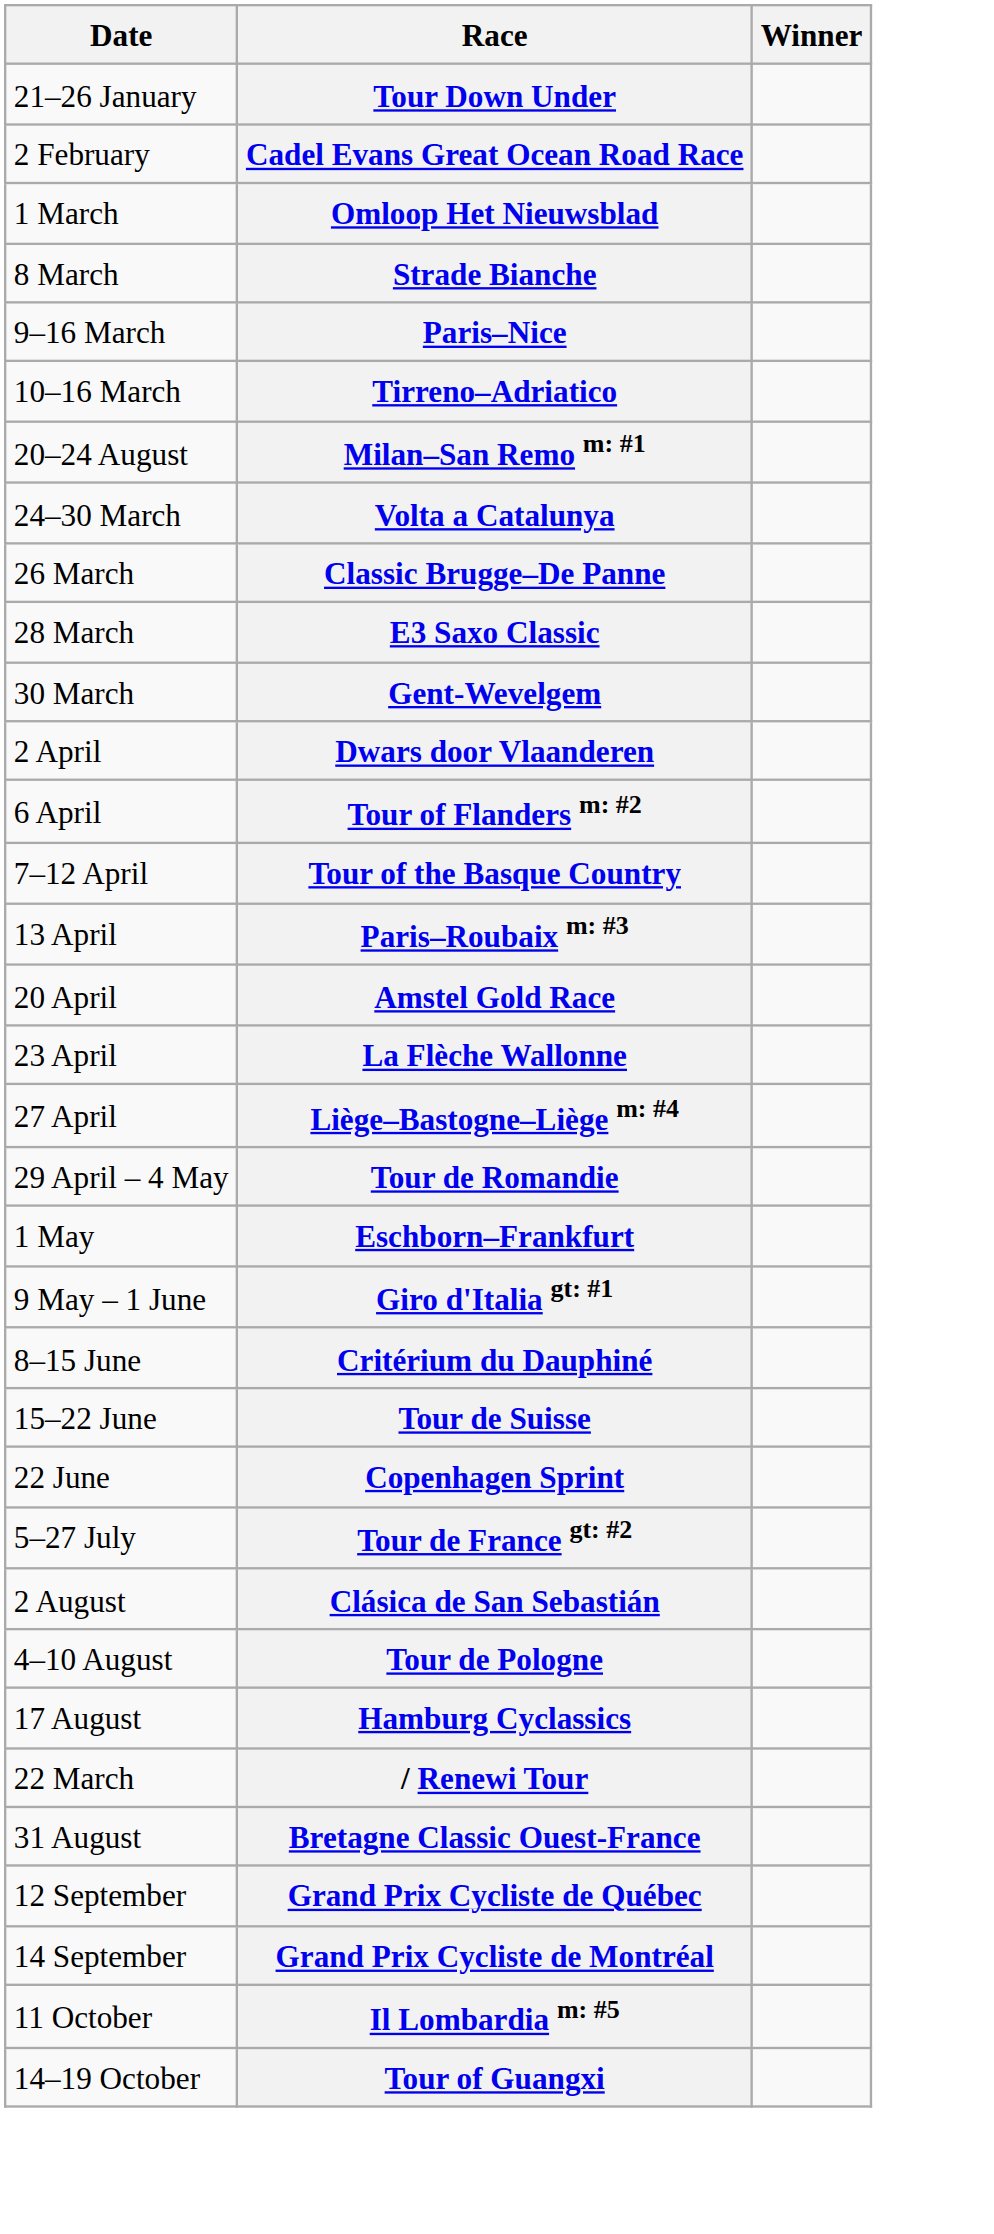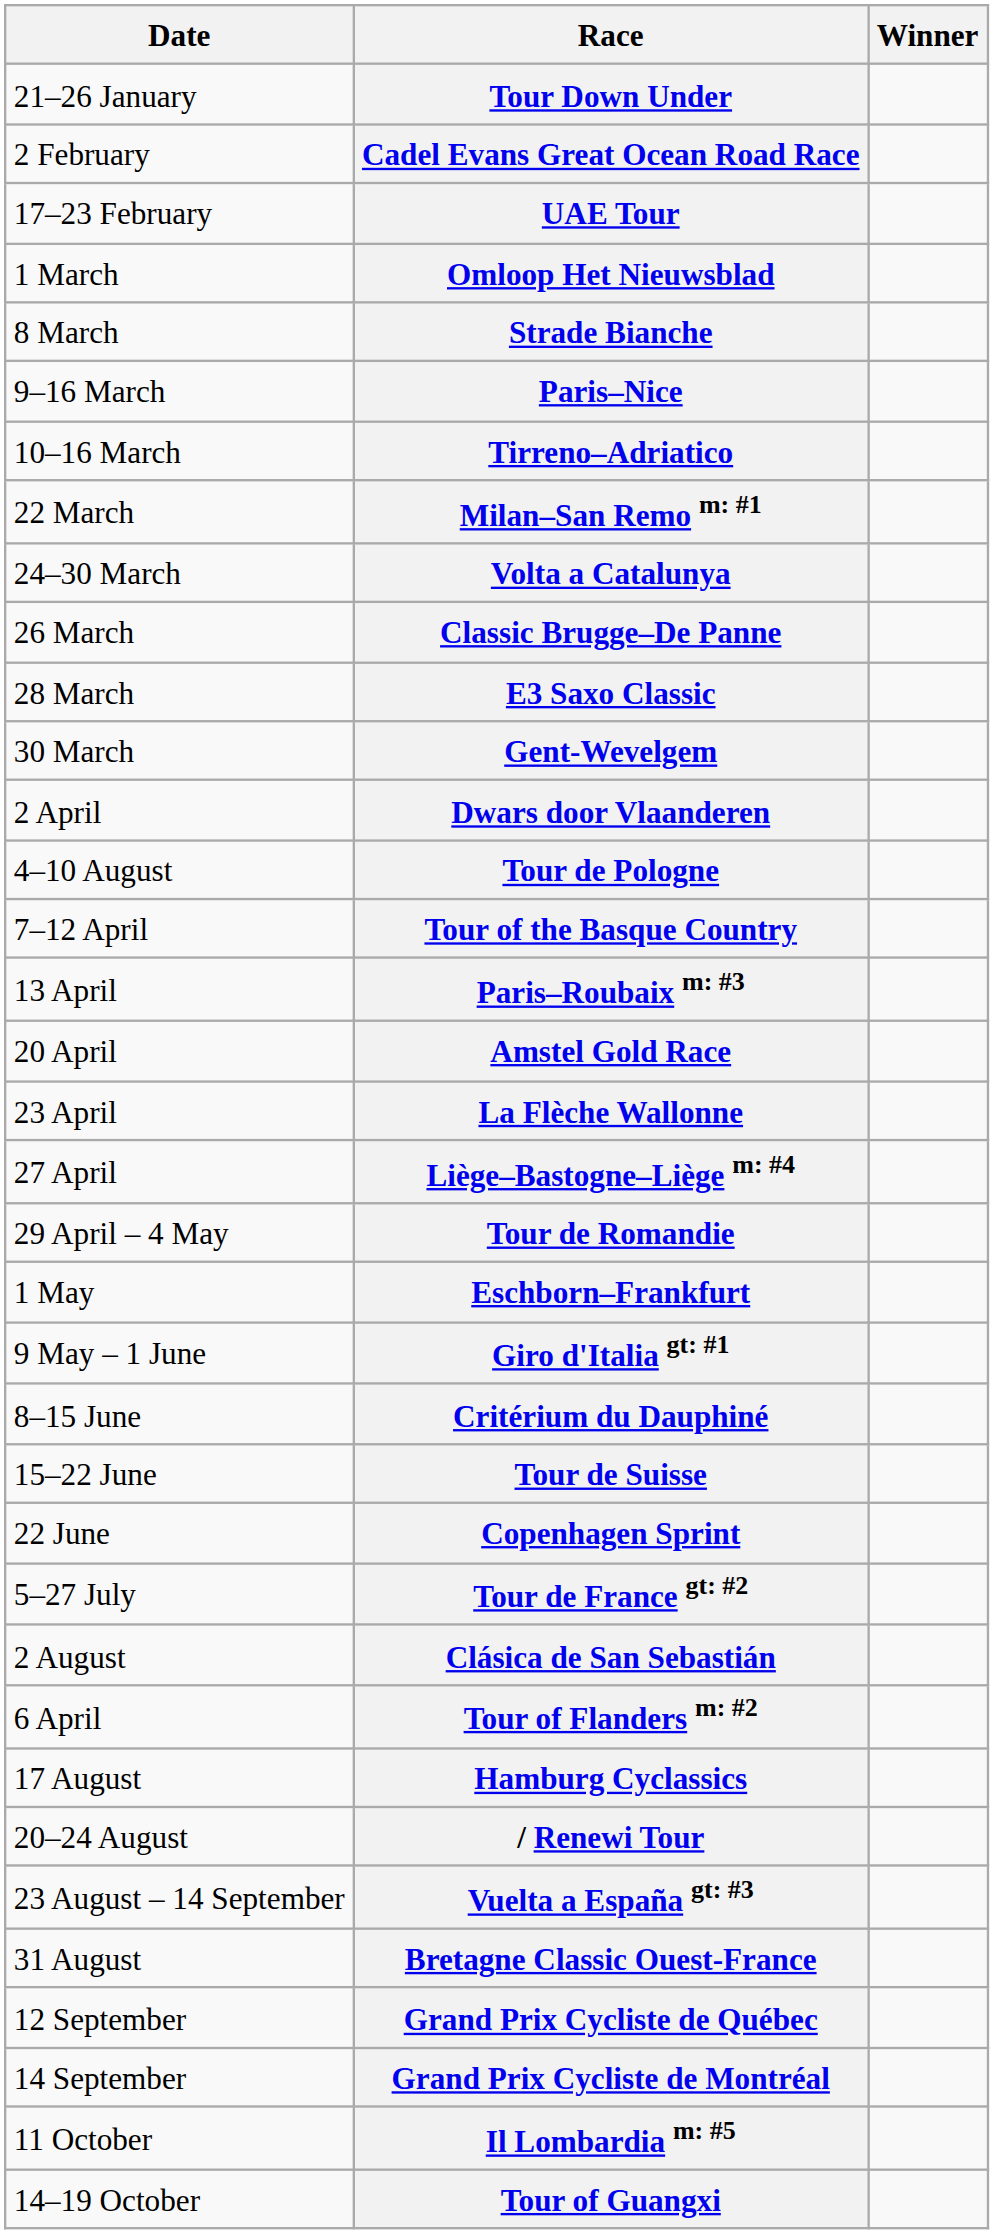+ row: (611, 214)
(101, 453) 20–24 August -> (74, 513) 22 March
rows swapped: (495, 811) <-> (495, 1659)
(74, 1778) 22 March -> (101, 1838) 20–24 August
+ row: (611, 1896)
